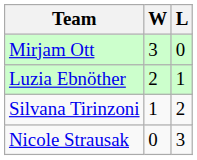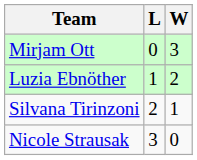columns swapped: (158, 19) <-> (182, 19)
